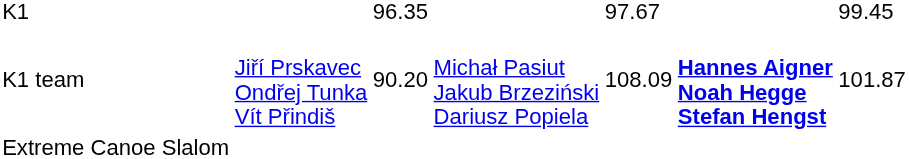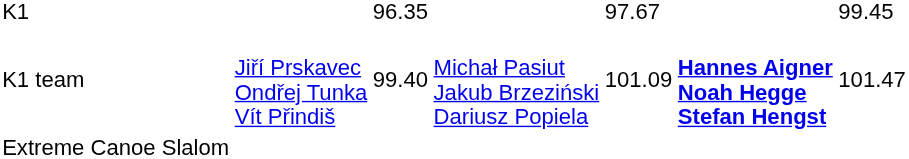(400, 79) 90.20 -> (400, 79) 99.40
(639, 79) 108.09 -> (639, 79) 101.09
(872, 79) 101.87 -> (872, 79) 101.47
